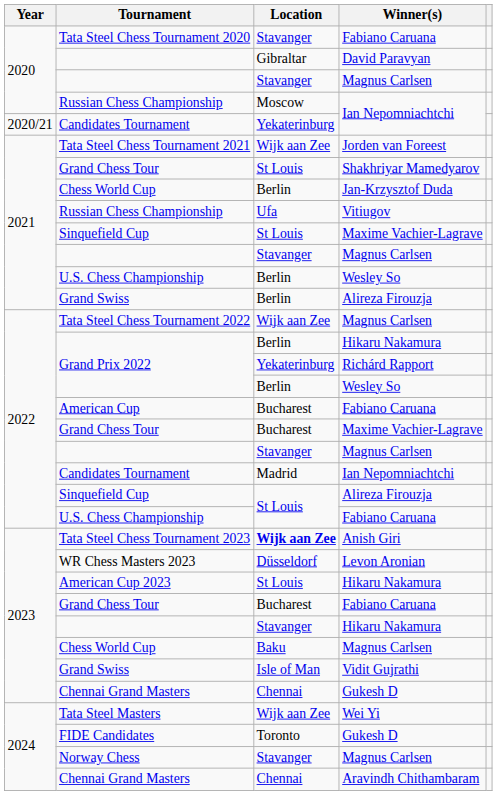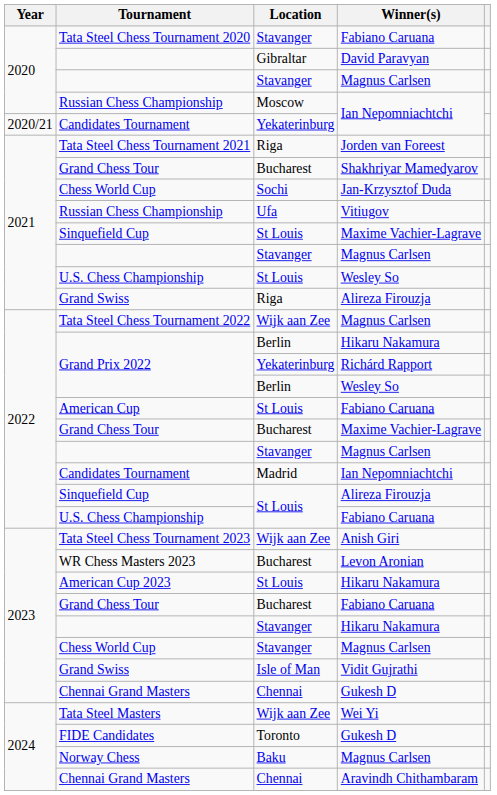(293, 146) Wijk aan Zee -> (270, 146) Riga
(280, 168) St Louis -> (284, 168) Bucharest
(274, 189) Berlin -> (272, 189) Sochi
(274, 277) Berlin -> (280, 277) St Louis
(274, 299) Berlin -> (270, 299) Riga
(284, 408) Bucharest -> (280, 408) St Louis
(296, 539) bold -> (293, 539) normal
(287, 560) Düsseldorf -> (284, 560) Bucharest
(271, 648) Baku -> (284, 648) Stavanger
(284, 757) Stavanger -> (271, 757) Baku
